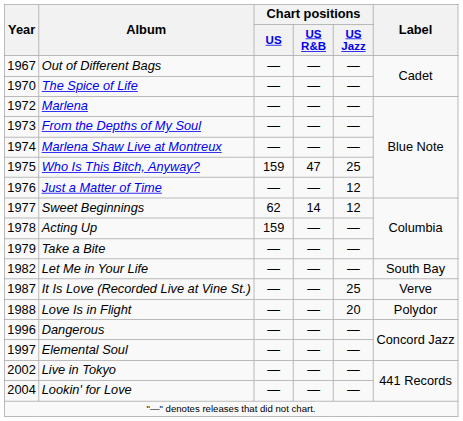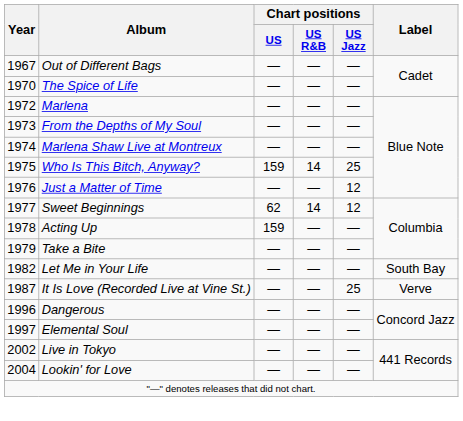(314, 167) 47 -> (314, 167) 14
- row: (87, 309)
